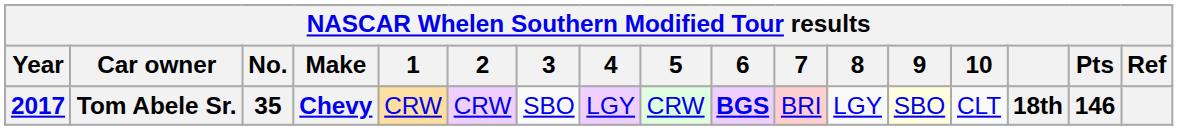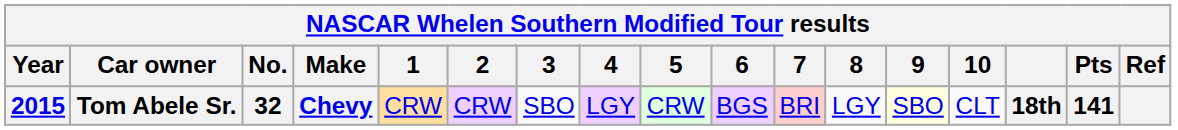(38, 105) 2017 -> (38, 105) 2015
(268, 105) 35 -> (268, 105) 32
(743, 105) bold -> (742, 105) normal
(1095, 105) 146 -> (1094, 105) 141
